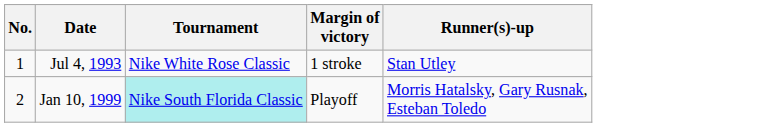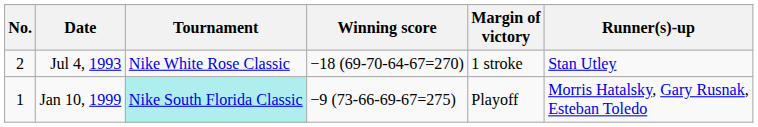+ column: (387, 27)
(20, 63) 1 -> (20, 63) 2
(20, 99) 2 -> (20, 99) 1
